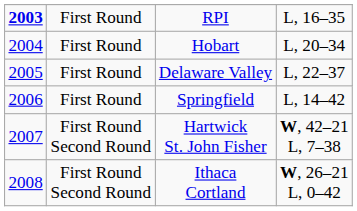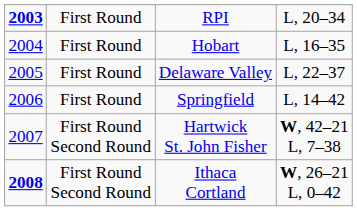(314, 18) L, 16–35 -> (314, 18) L, 20–34
(314, 45) L, 20–34 -> (314, 45) L, 16–35
(26, 182) normal -> (26, 182) bold
